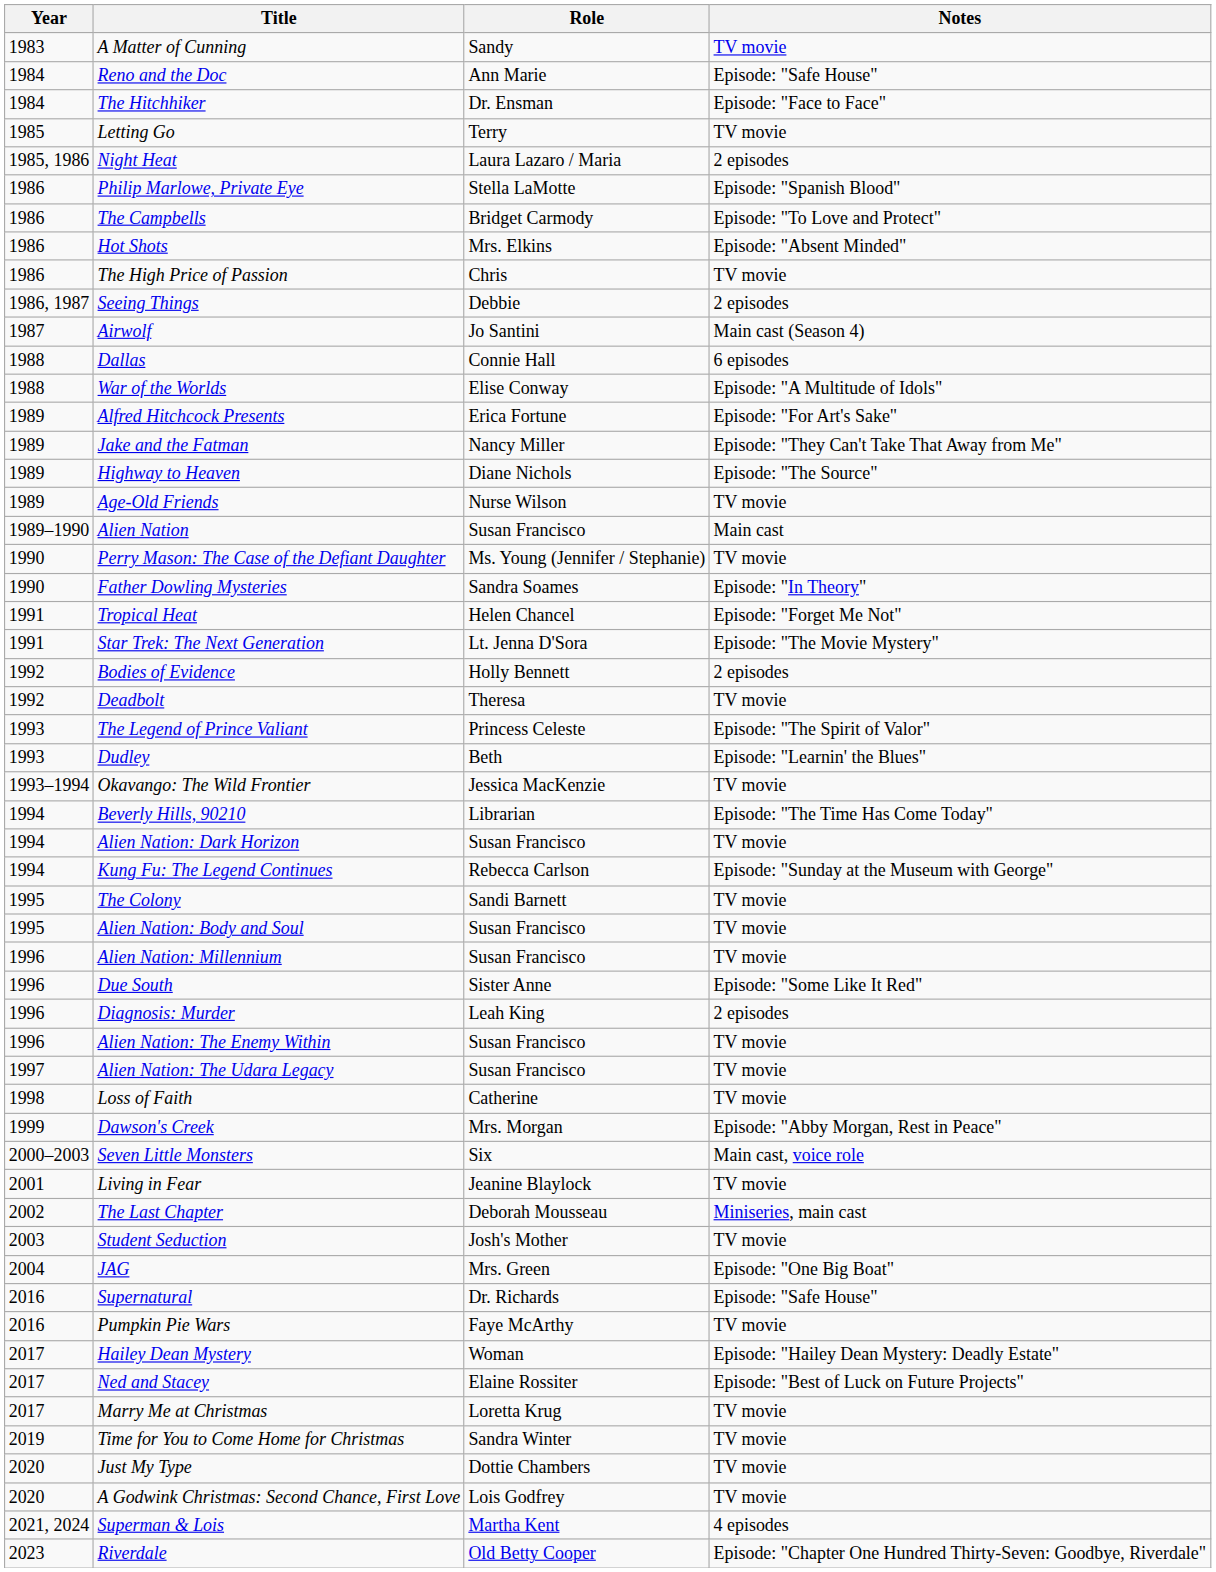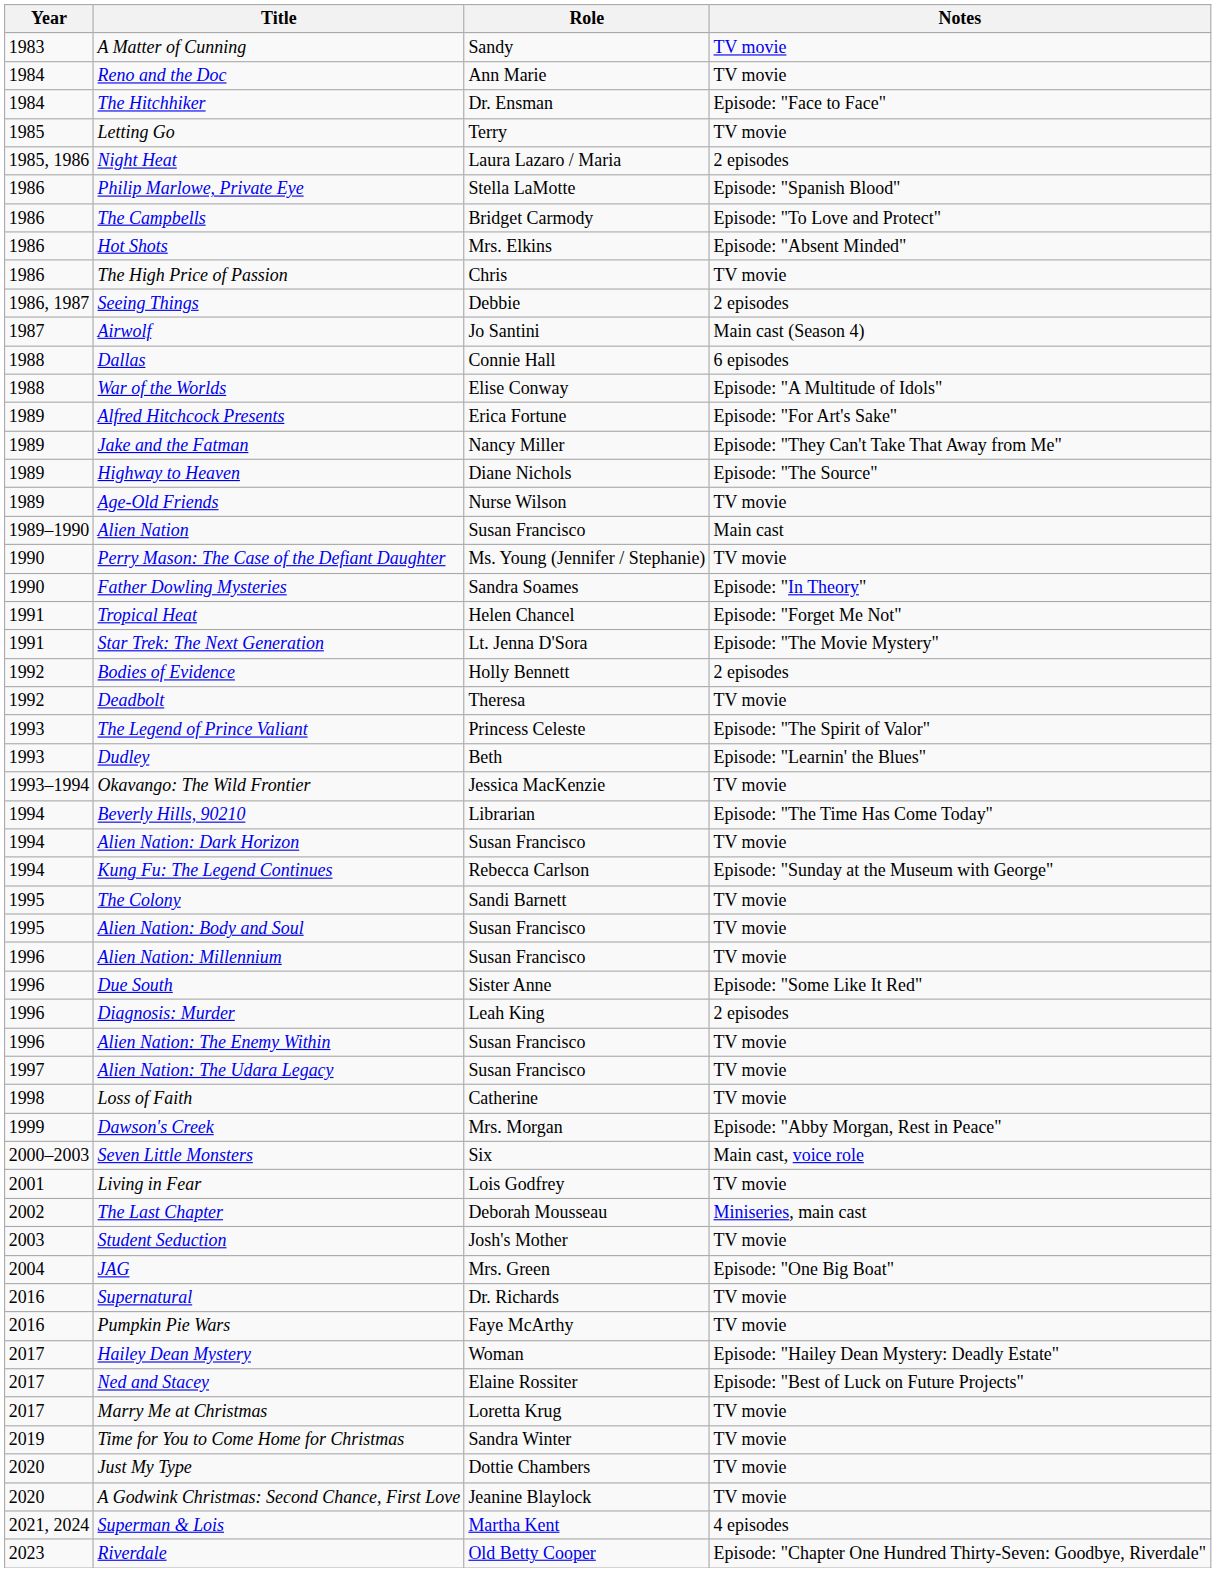(796, 75) Episode: "Safe House" -> (750, 75) TV movie
(530, 1183) Jeanine Blaylock -> (516, 1183) Lois Godfrey
(796, 1297) Episode: "Safe House" -> (750, 1297) TV movie
(516, 1496) Lois Godfrey -> (530, 1496) Jeanine Blaylock
